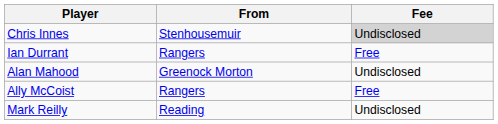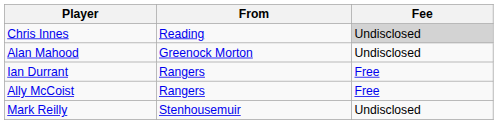(200, 33) Stenhousemuir -> (182, 33) Reading
rows swapped: (38, 53) <-> (43, 72)
(182, 110) Reading -> (200, 110) Stenhousemuir
